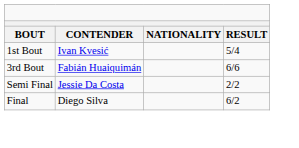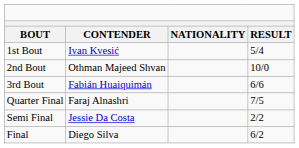+ row: (26, 67)
+ row: (35, 101)
